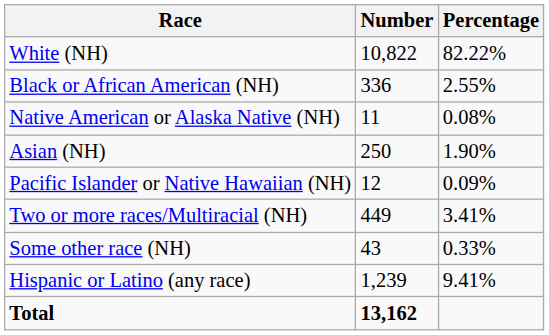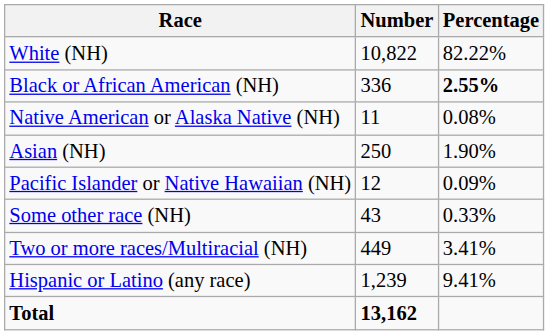(469, 85) normal -> (471, 85) bold
rows swapped: (100, 248) <-> (158, 215)
